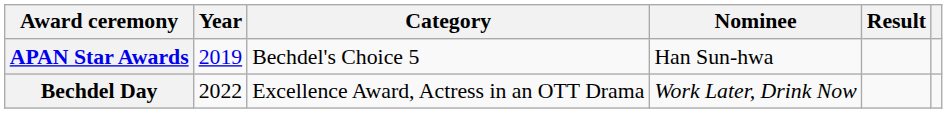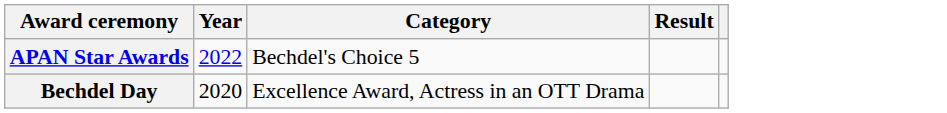- column: (756, 21)
(220, 56) 2019 -> (220, 56) 2022
(220, 90) 2022 -> (220, 90) 2020
